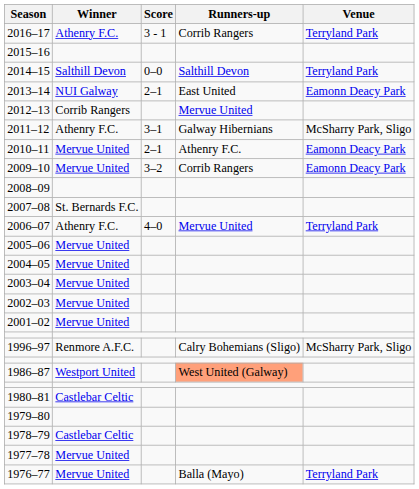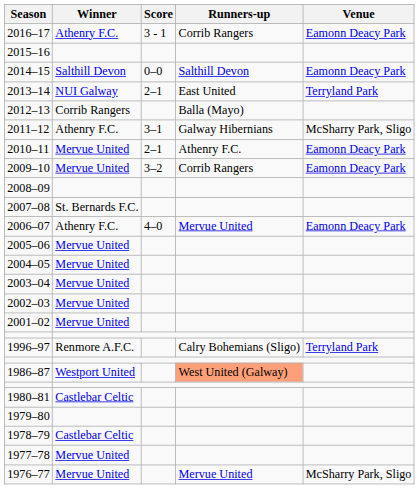(342, 33) Terryland Park -> (356, 33) Eamonn Deacy Park
(342, 71) Terryland Park -> (356, 71) Eamonn Deacy Park
(356, 91) Eamonn Deacy Park -> (342, 91) Terryland Park
(215, 110) Mervue United -> (211, 110) Balla (Mayo)
(342, 226) Terryland Park -> (356, 226) Eamonn Deacy Park
(359, 347) McSharry Park, Sligo -> (342, 347) Terryland Park
(211, 474) Balla (Mayo) -> (215, 474) Mervue United
(342, 474) Terryland Park -> (359, 474) McSharry Park, Sligo
